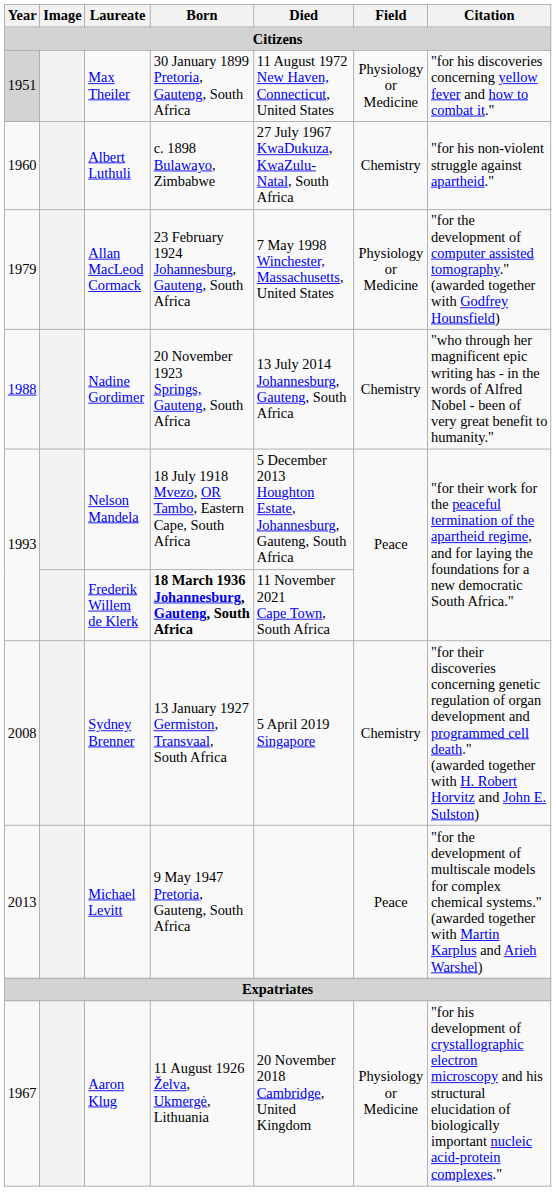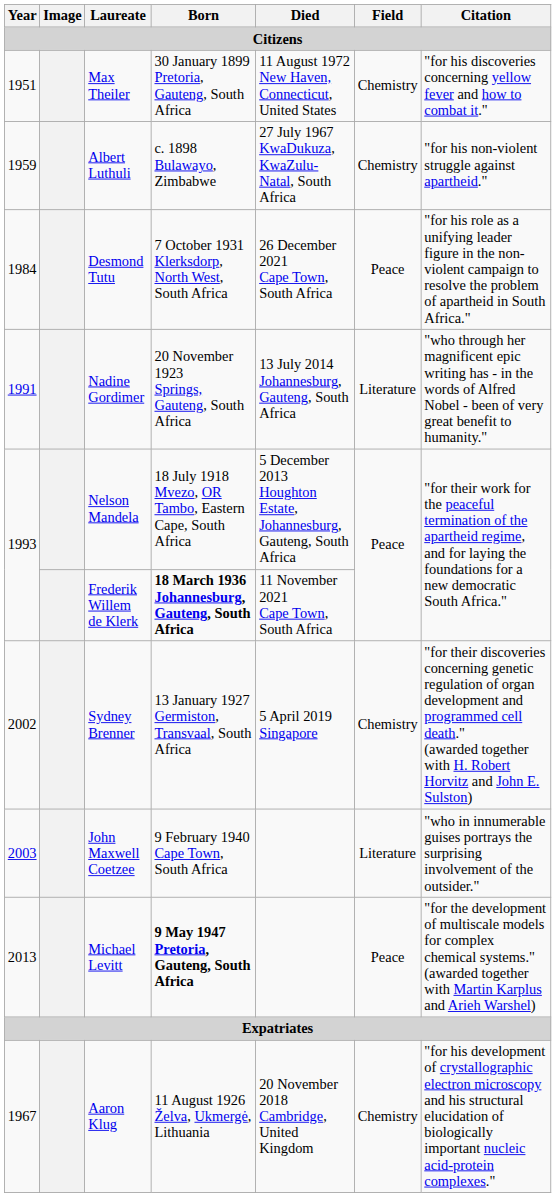(22, 85) lightgrey background -> (22, 85) no background
(391, 85) Physiology or Medicine -> (388, 85) Chemistry
(22, 165) 1960 -> (22, 165) 1959
- row: (116, 269)
+ row: (116, 269)
(22, 389) 1988 -> (22, 389) 1991
(391, 389) Chemistry -> (388, 389) Literature
(22, 733) 2008 -> (22, 725) 2002
+ row: (114, 853)
(198, 901) normal -> (202, 957) bold
(391, 1093) Physiology or Medicine -> (388, 1116) Chemistry
